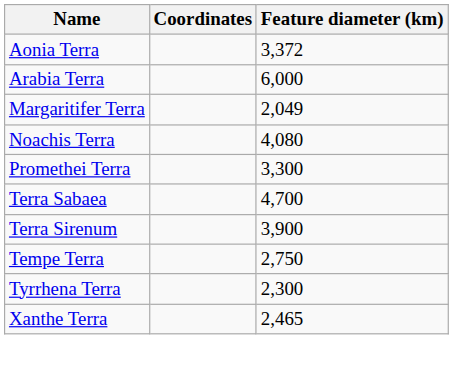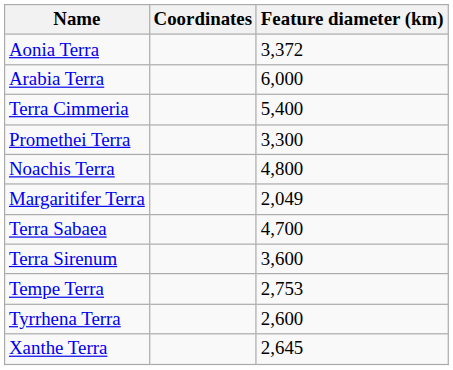+ row: (69, 109)
rows swapped: (77, 109) <-> (70, 169)
(282, 139) 4,080 -> (282, 169) 4,800
(282, 229) 3,900 -> (282, 259) 3,600
(282, 259) 2,750 -> (282, 288) 2,753
(282, 288) 2,300 -> (282, 318) 2,600
(282, 318) 2,465 -> (282, 348) 2,645
